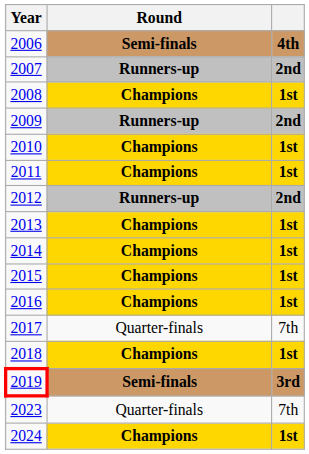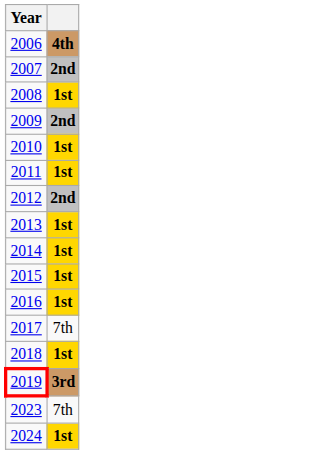- column: (159, 17)
